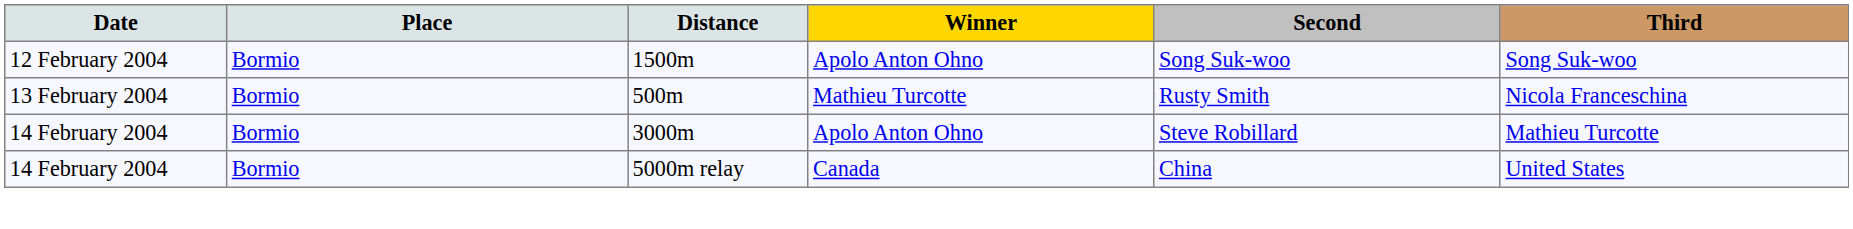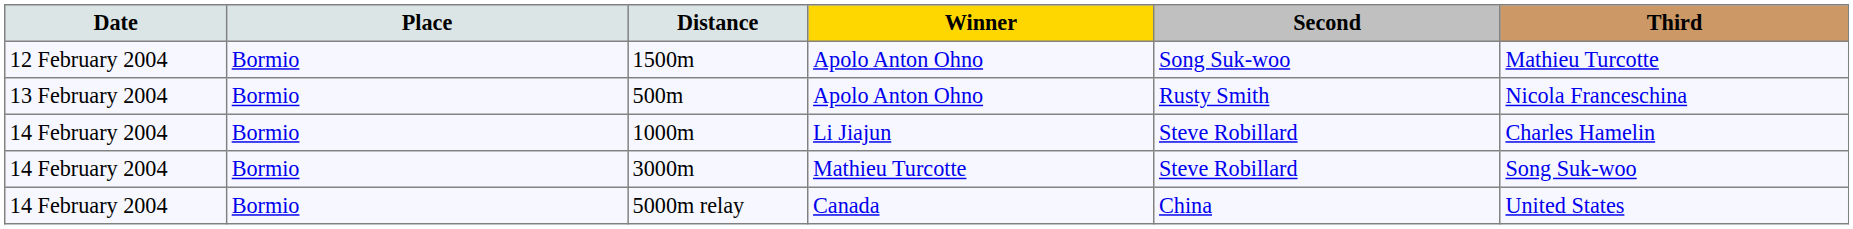(1571, 59) Song Suk-woo -> (1582, 59) Mathieu Turcotte
(890, 95) Mathieu Turcotte -> (898, 95) Apolo Anton Ohno
+ row: (663, 132)
(898, 132) Apolo Anton Ohno -> (890, 168) Mathieu Turcotte
(1582, 132) Mathieu Turcotte -> (1571, 168) Song Suk-woo
